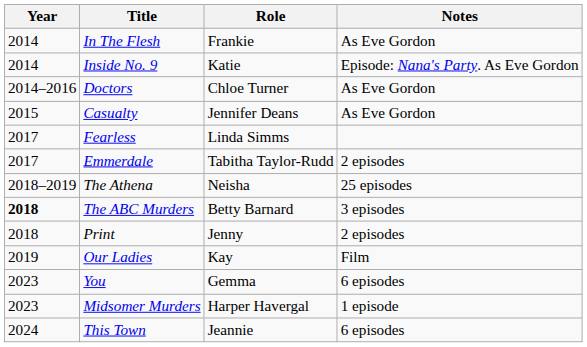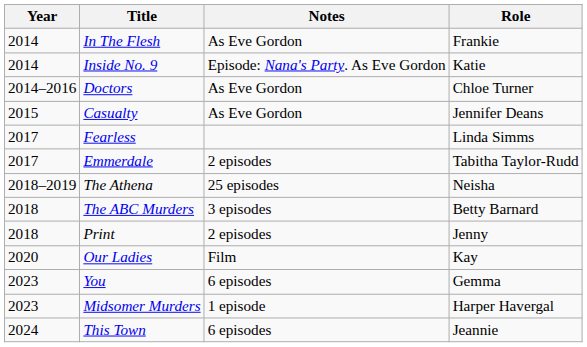columns swapped: (271, 16) <-> (460, 16)
(23, 209) bold -> (23, 209) normal
(23, 257) 2019 -> (23, 257) 2020
